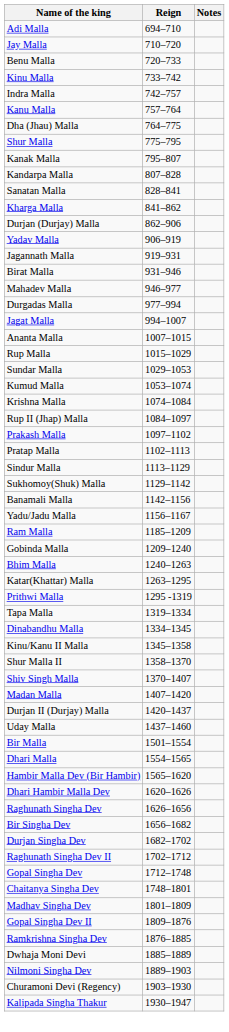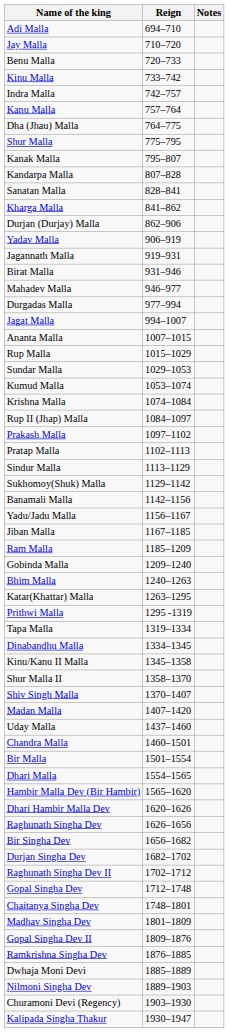+ row: (31, 532)
- row: (58, 710)
+ row: (37, 743)
